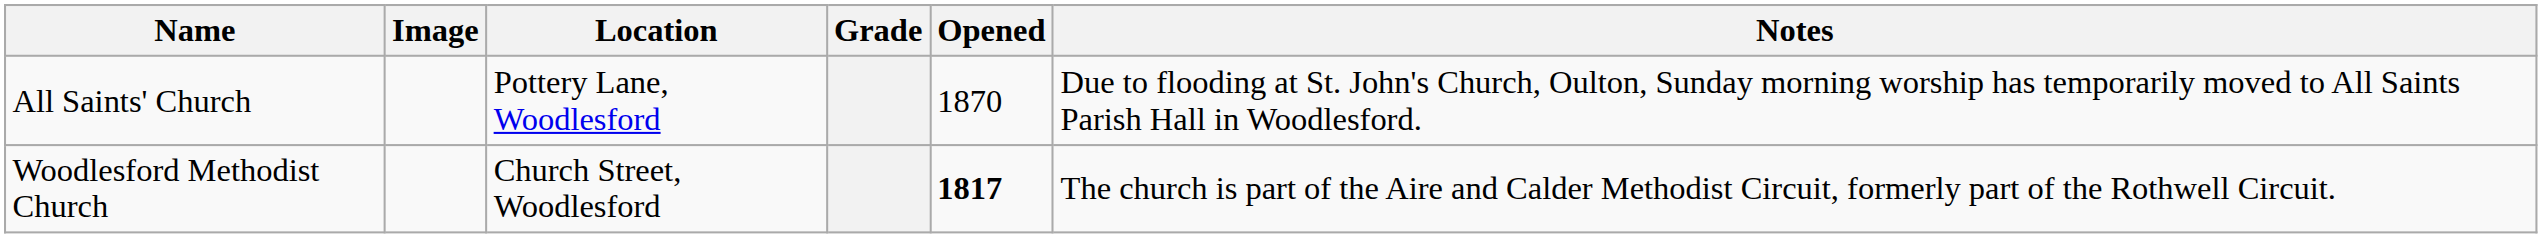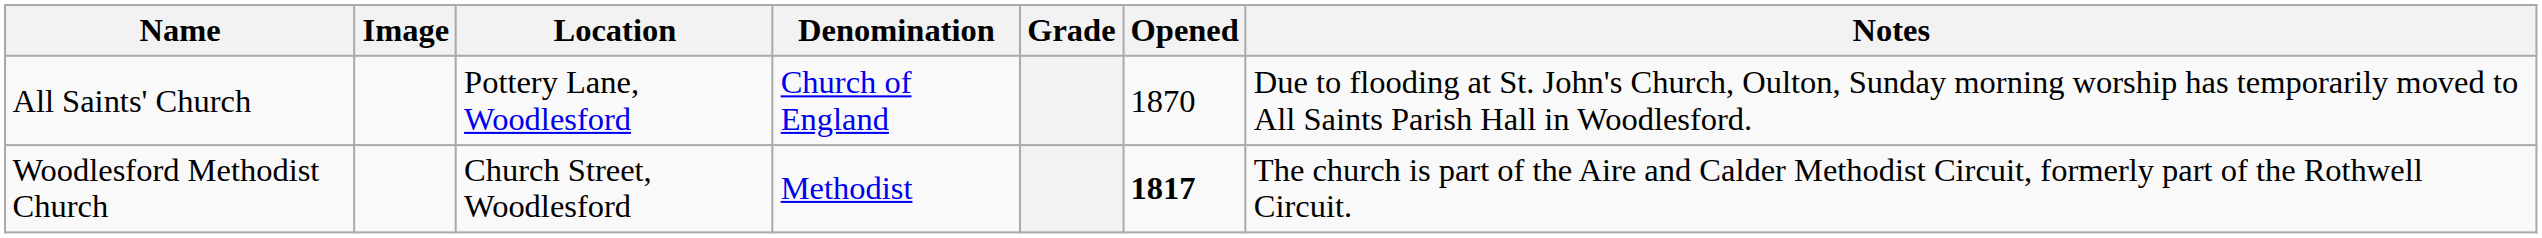+ column: (896, 30)
